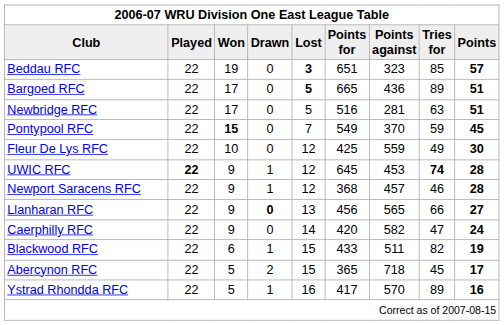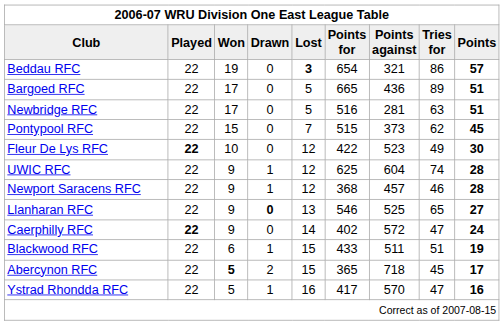(347, 69) 651 -> (347, 69) 654
(394, 69) 323 -> (394, 69) 321
(437, 69) 85 -> (437, 69) 86
(308, 89) bold -> (308, 89) normal
(231, 129) bold -> (231, 129) normal
(347, 129) 549 -> (347, 129) 515
(394, 129) 370 -> (394, 129) 373
(437, 129) 59 -> (437, 129) 62
(192, 149) normal -> (192, 149) bold
(347, 149) 425 -> (347, 149) 422
(394, 149) 559 -> (394, 149) 523
(192, 169) bold -> (192, 169) normal
(347, 169) 645 -> (347, 169) 625
(394, 169) 453 -> (394, 169) 604
(437, 169) bold -> (437, 169) normal
(347, 209) 456 -> (347, 209) 546
(394, 209) 565 -> (394, 209) 525
(437, 209) 66 -> (437, 209) 65
(192, 229) normal -> (192, 229) bold
(347, 229) 420 -> (347, 229) 402
(394, 229) 582 -> (394, 229) 572
(437, 249) 82 -> (437, 249) 51
(231, 269) normal -> (231, 269) bold
(437, 289) 89 -> (437, 289) 47
